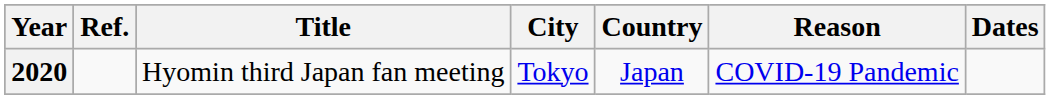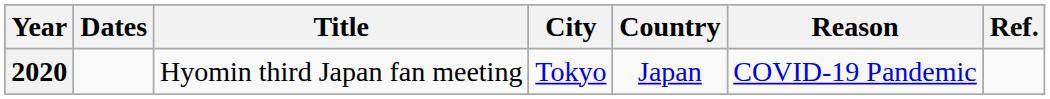columns swapped: (1005, 26) <-> (105, 26)
